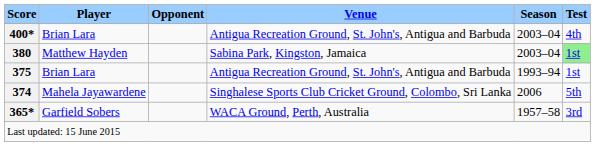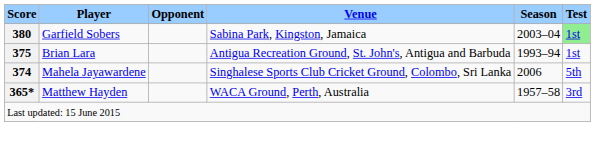- row: (22, 33)
(85, 53) Matthew Hayden -> (81, 33) Garfield Sobers
(81, 111) Garfield Sobers -> (85, 92) Matthew Hayden
